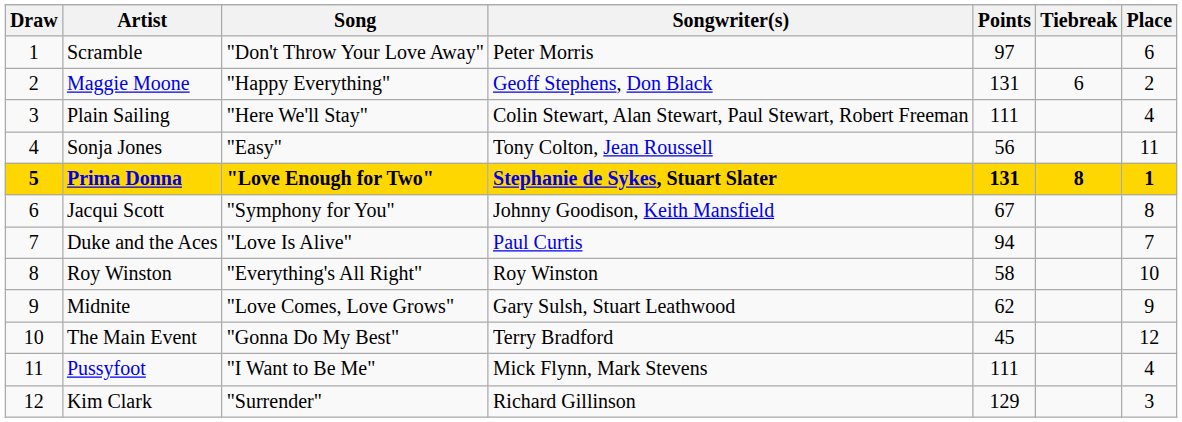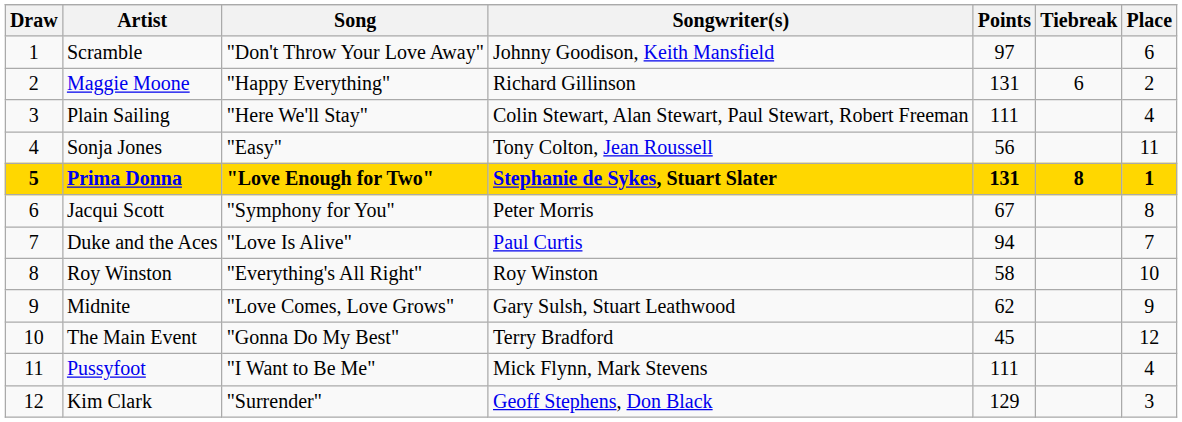(543, 52) Peter Morris -> (634, 52) Johnny Goodison, Keith Mansfield
(603, 83) Geoff Stephens, Don Black -> (564, 83) Richard Gillinson
(634, 210) Johnny Goodison, Keith Mansfield -> (543, 210) Peter Morris
(564, 400) Richard Gillinson -> (603, 400) Geoff Stephens, Don Black
